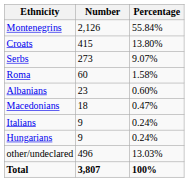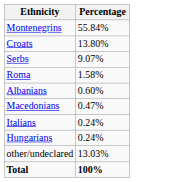- column: (103, 12)
